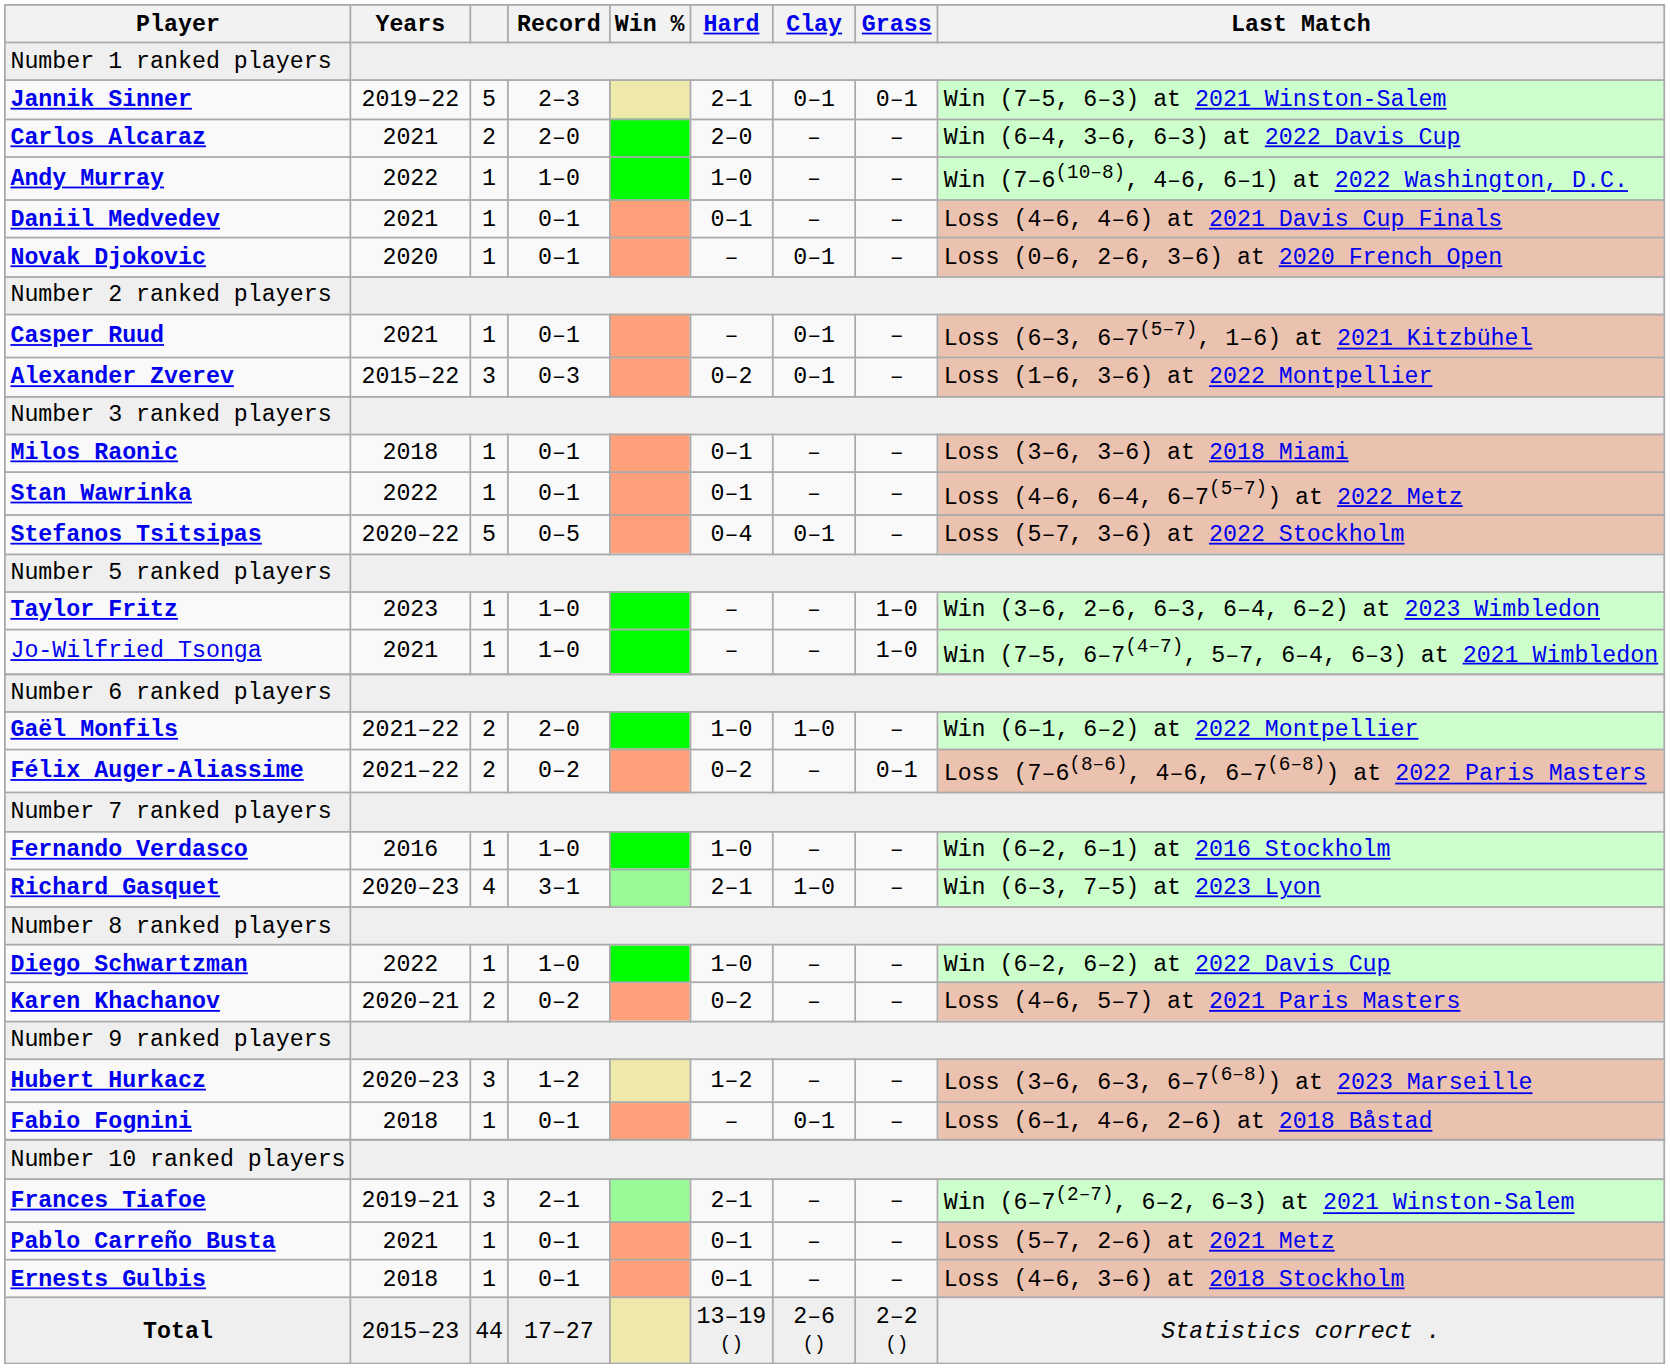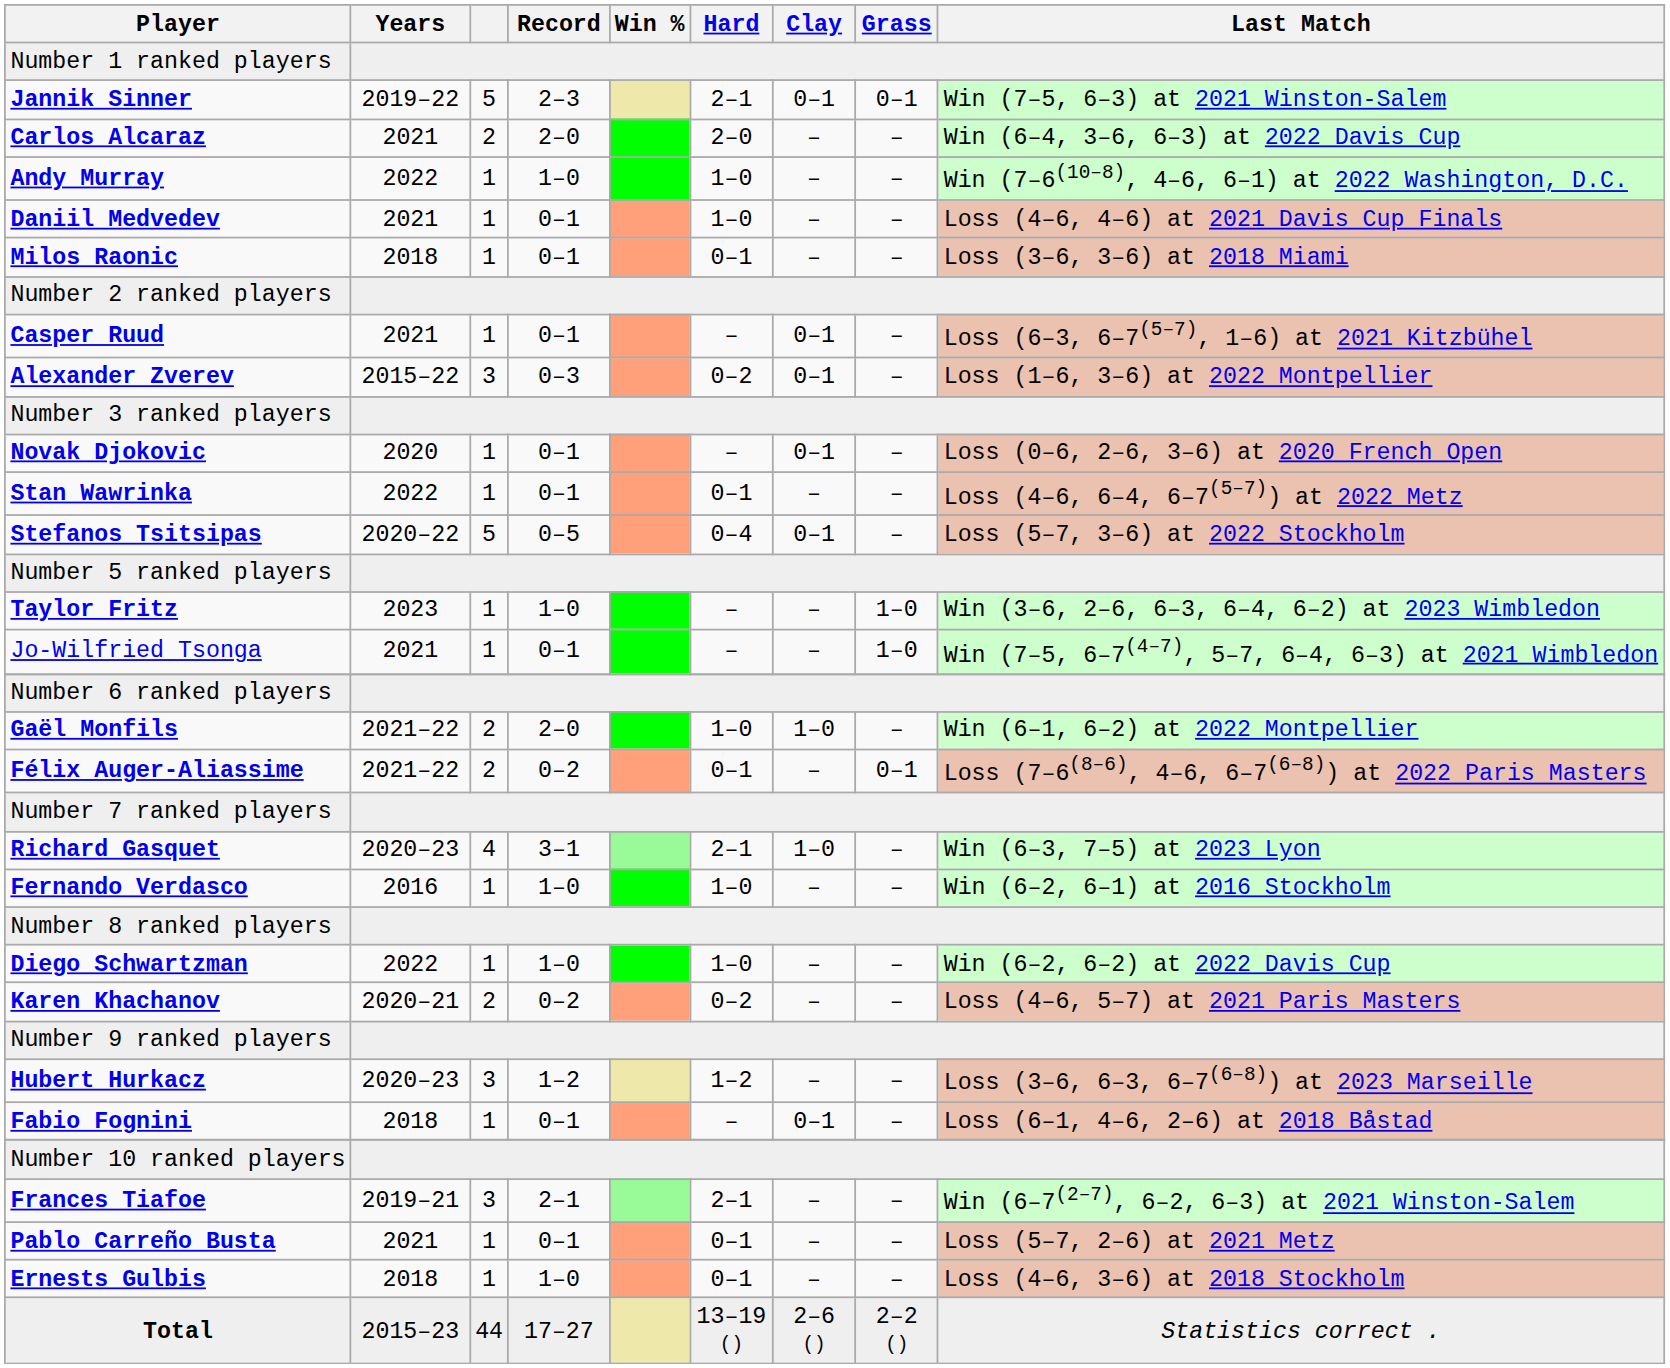(731, 219) 0–1 -> (731, 219) 1–0
rows swapped: (108, 257) <-> (94, 453)
(559, 652) 1–0 -> (559, 652) 0–1
(731, 771) 0–2 -> (731, 771) 0–1
rows swapped: (129, 850) <-> (115, 888)
(559, 1279) 0–1 -> (559, 1279) 1–0
